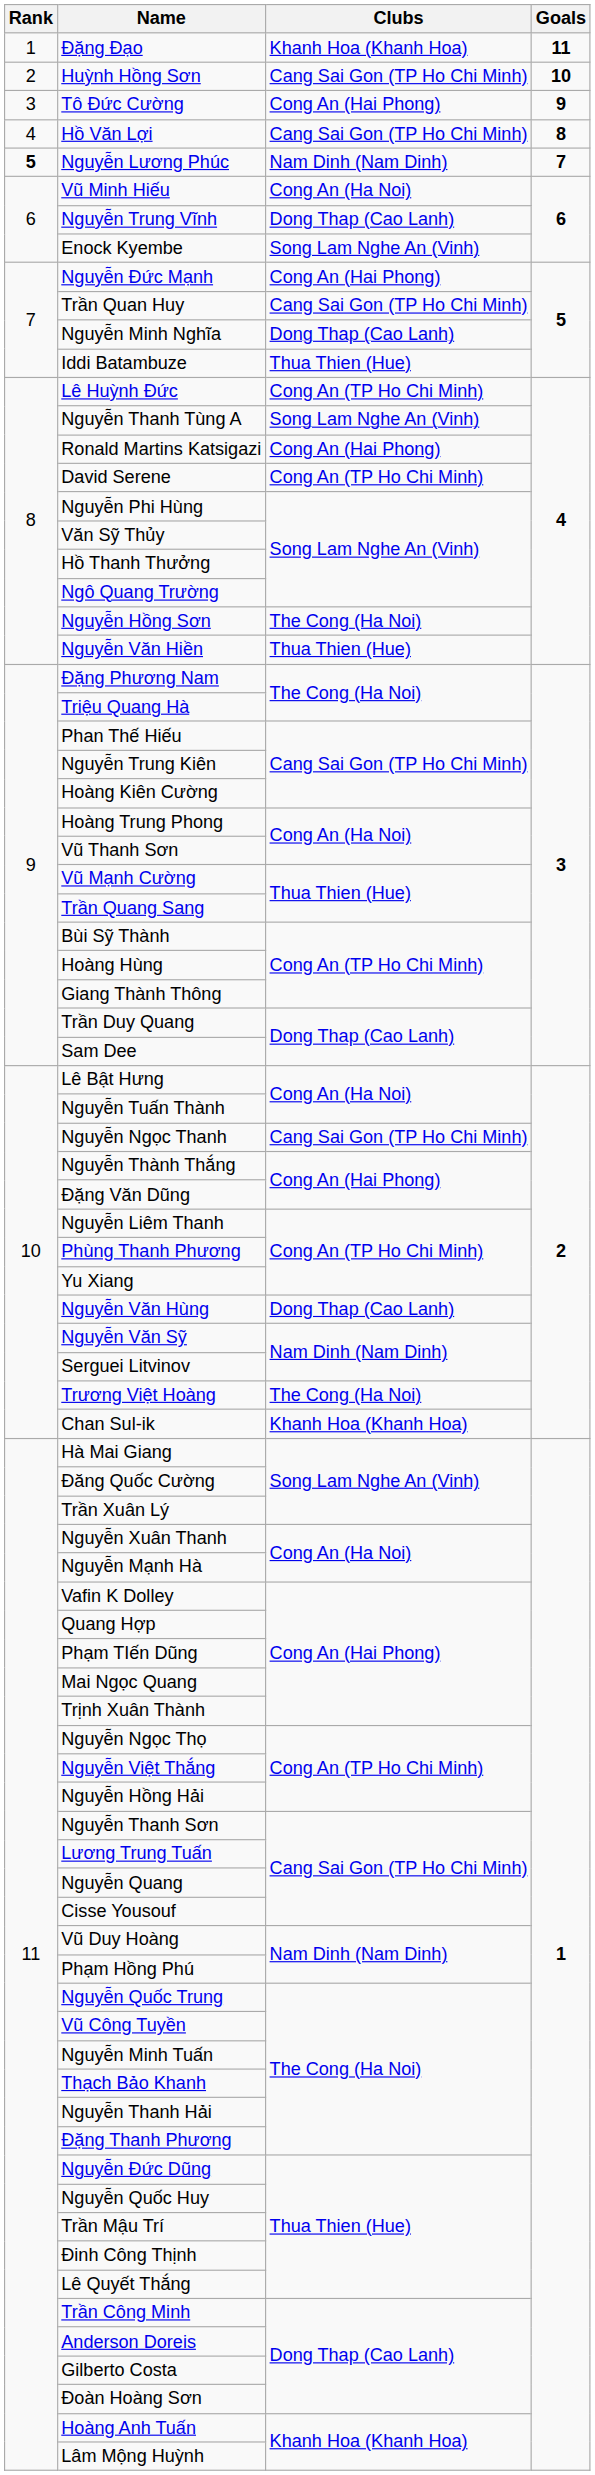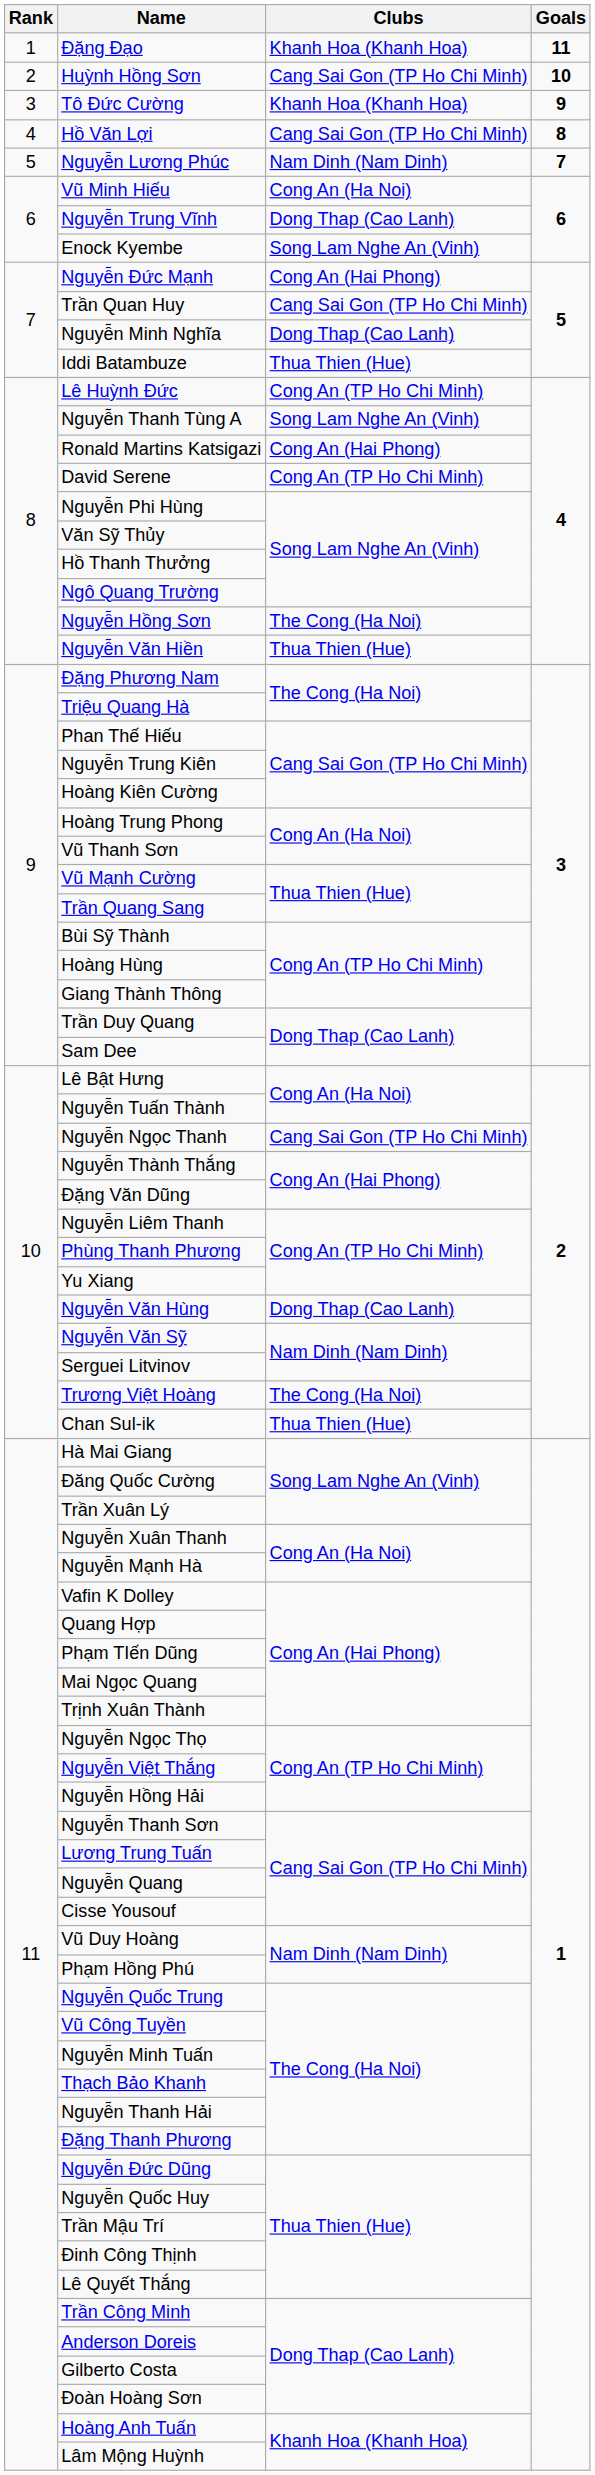(355, 104) Cong An (Hai Phong) -> (369, 104) Khanh Hoa (Khanh Hoa)
(31, 162) bold -> (31, 162) normal
(369, 1423) Khanh Hoa (Khanh Hoa) -> (340, 1423) Thua Thien (Hue)
